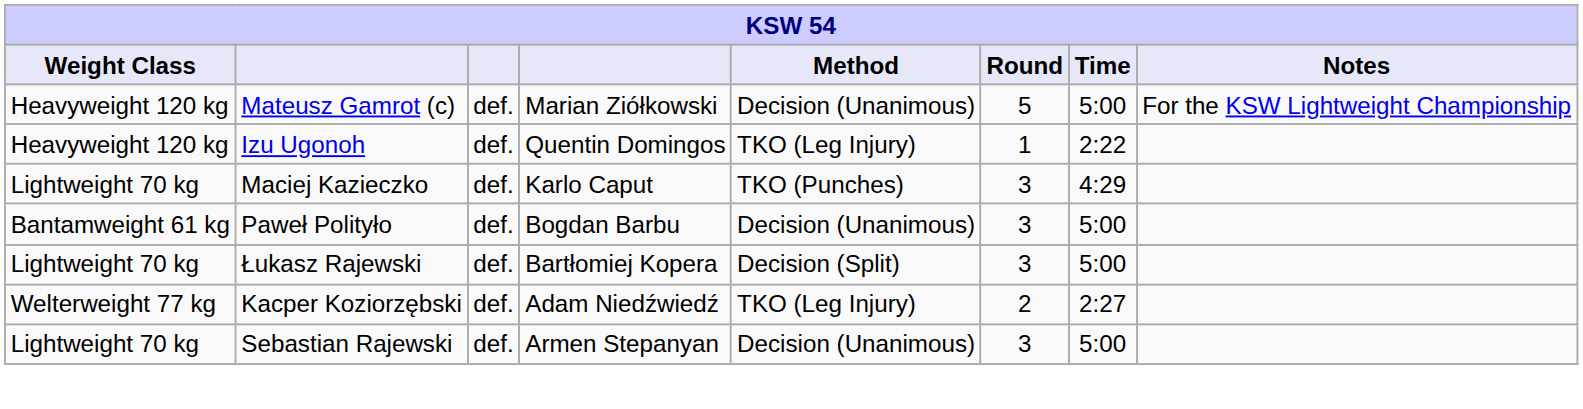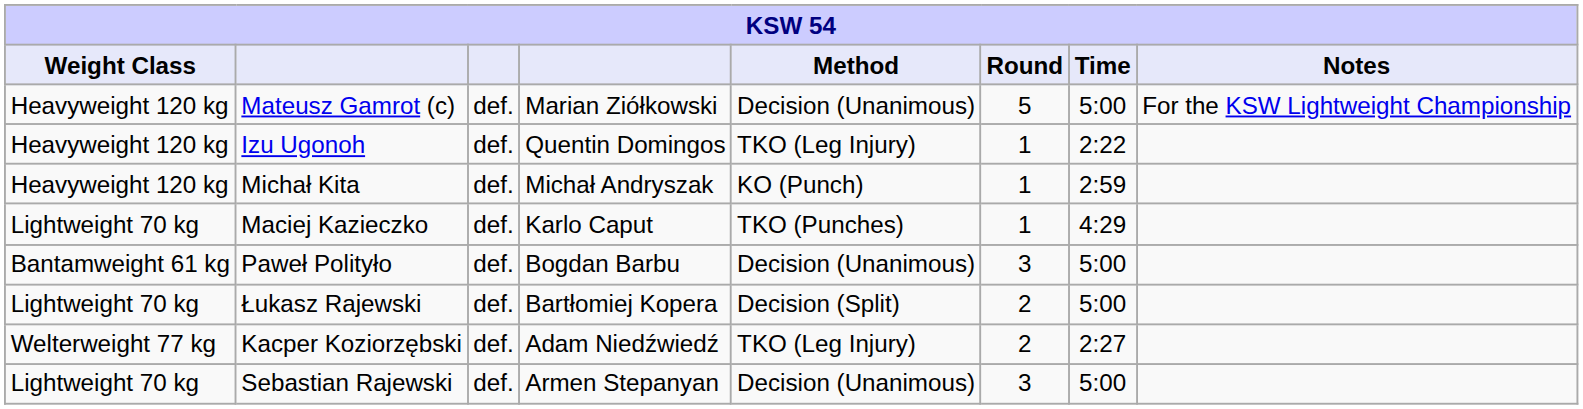+ row: (301, 184)
(1025, 184) 3 -> (1025, 224) 1
(1025, 264) 3 -> (1025, 304) 2
